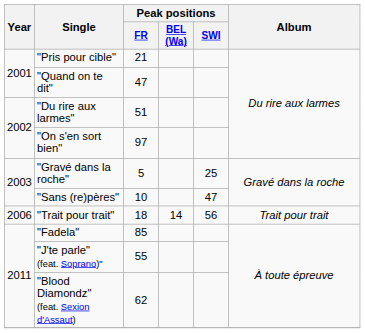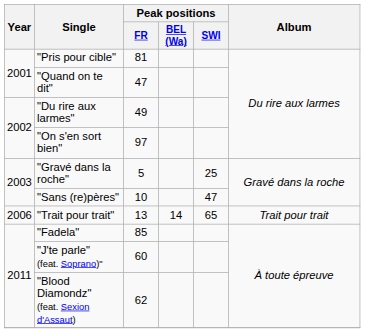(141, 58) 21 -> (141, 58) 81
(141, 112) 51 -> (141, 112) 49
(141, 215) 18 -> (141, 215) 13
(211, 215) 56 -> (211, 215) 65
(141, 257) 55 -> (141, 257) 60
